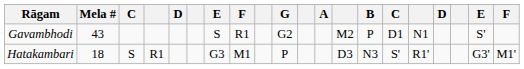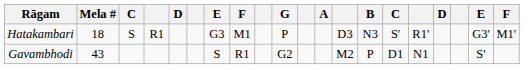rows swapped: (41, 53) <-> (41, 34)
